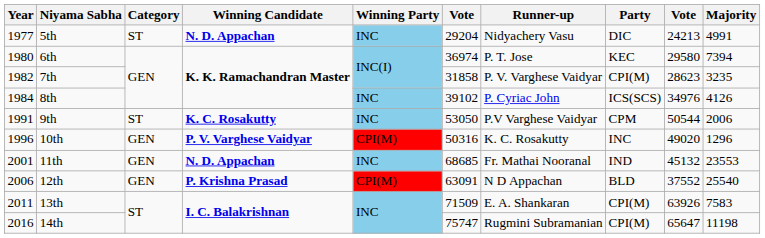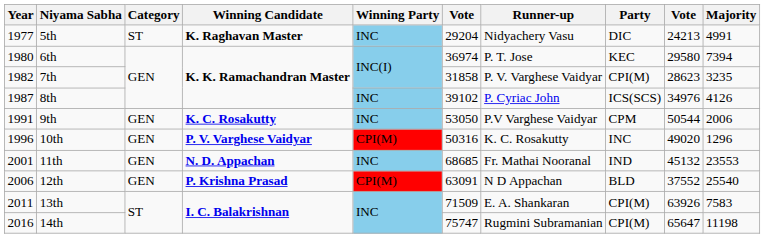(230, 35) N. D. Appachan -> (244, 35) K. Raghavan Master
(21, 98) 1984 -> (21, 98) 1987
(135, 118) ST -> (141, 118) GEN
